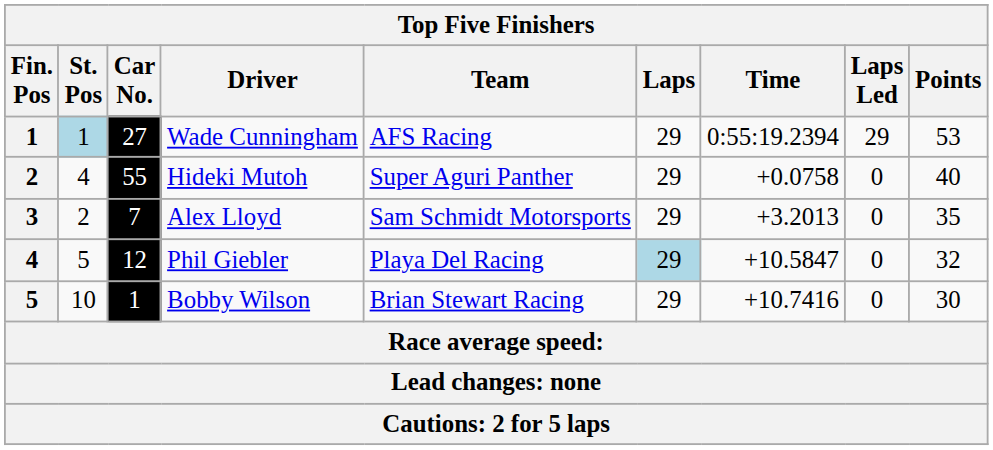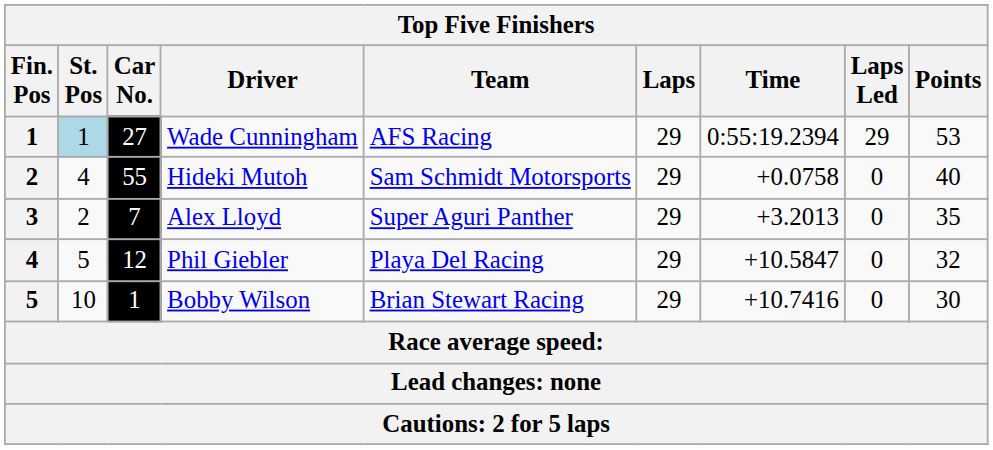(471, 177) Super Aguri Panther -> (500, 177) Sam Schmidt Motorsports
(500, 218) Sam Schmidt Motorsports -> (471, 218) Super Aguri Panther
(669, 259) lightblue background -> (669, 259) no background
